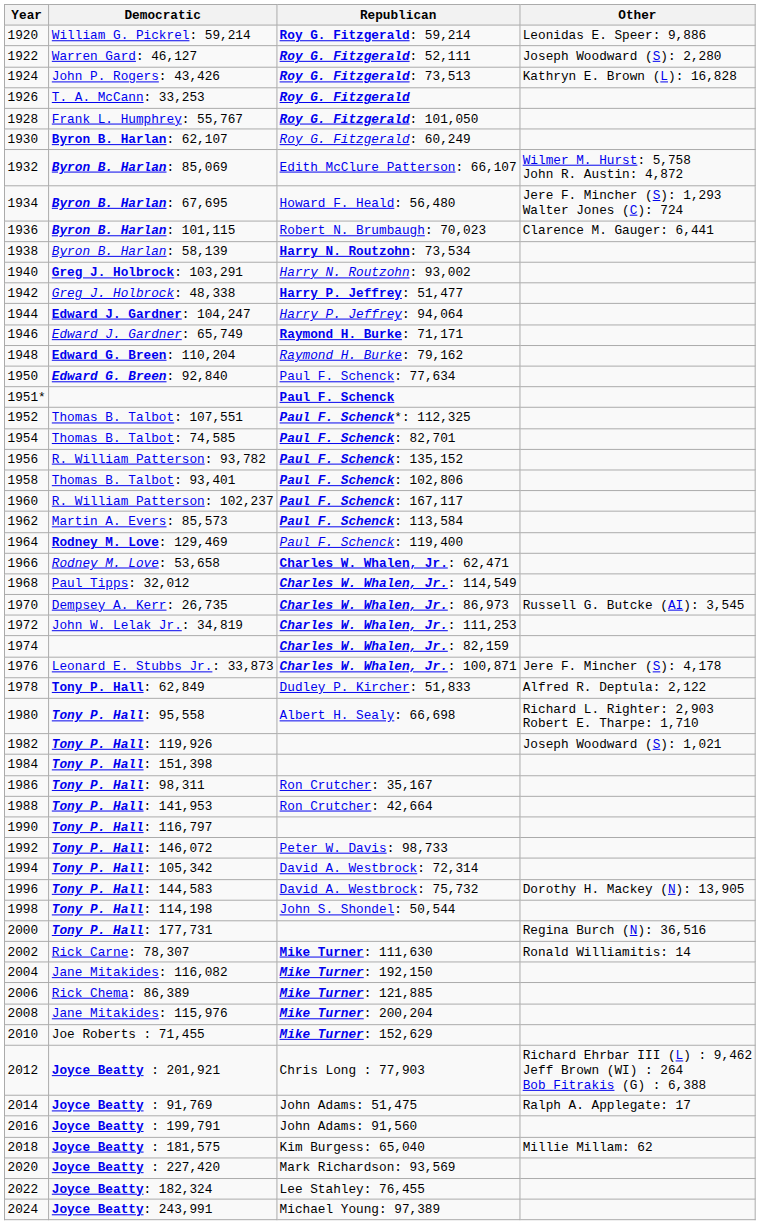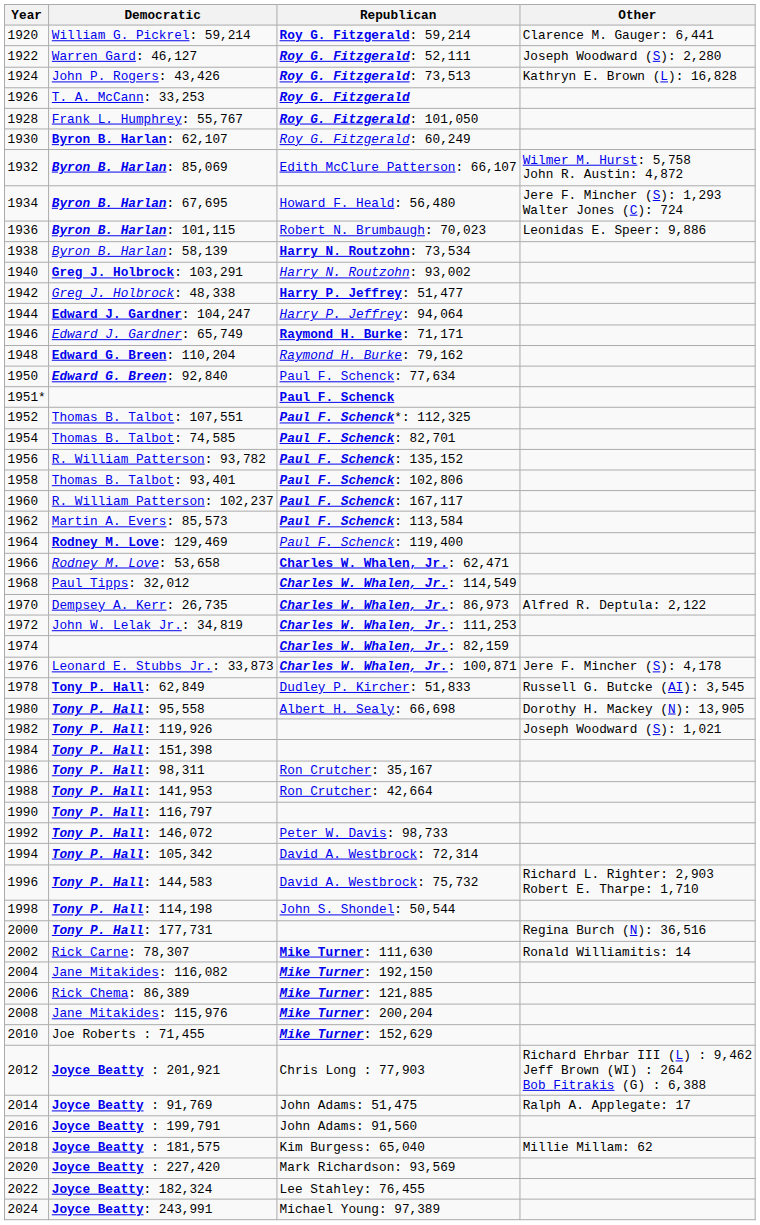(614, 36) Leonidas E. Speer: 9,886 -> (618, 36) Clarence M. Gauger: 6,441
(618, 231) Clarence M. Gauger: 6,441 -> (614, 231) Leonidas E. Speer: 9,886
(634, 605) Russell G. Butcke (AI): 3,545 -> (614, 605) Alfred R. Deptula: 2,122
(614, 688) Alfred R. Deptula: 2,122 -> (634, 688) Russell G. Butcke (AI): 3,545
(618, 716) Richard L. Righter: 2,903 Robert E. Tharpe: 1,710 -> (634, 709) Dorothy H. Mackey (N): 13,905
(634, 890) Dorothy H. Mackey (N): 13,905 -> (618, 882) Richard L. Righter: 2,903 Robert E. Tharpe: 1,710
